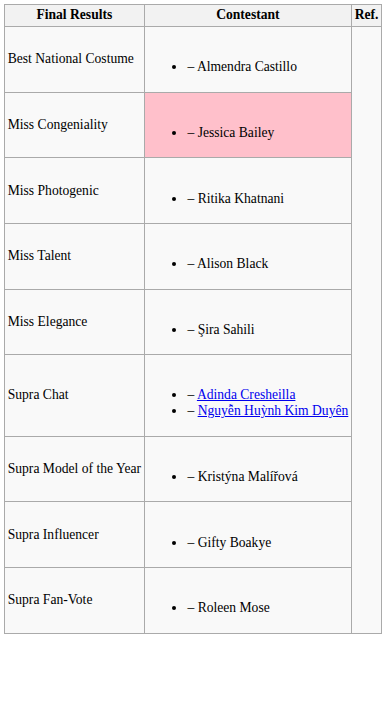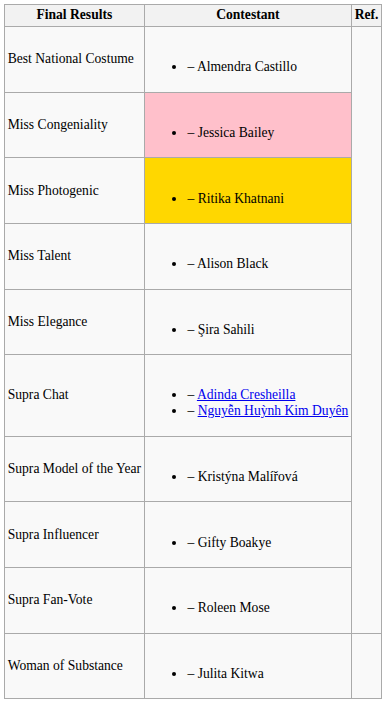(248, 199) no background -> (248, 199) gold background
+ row: (65, 665)
